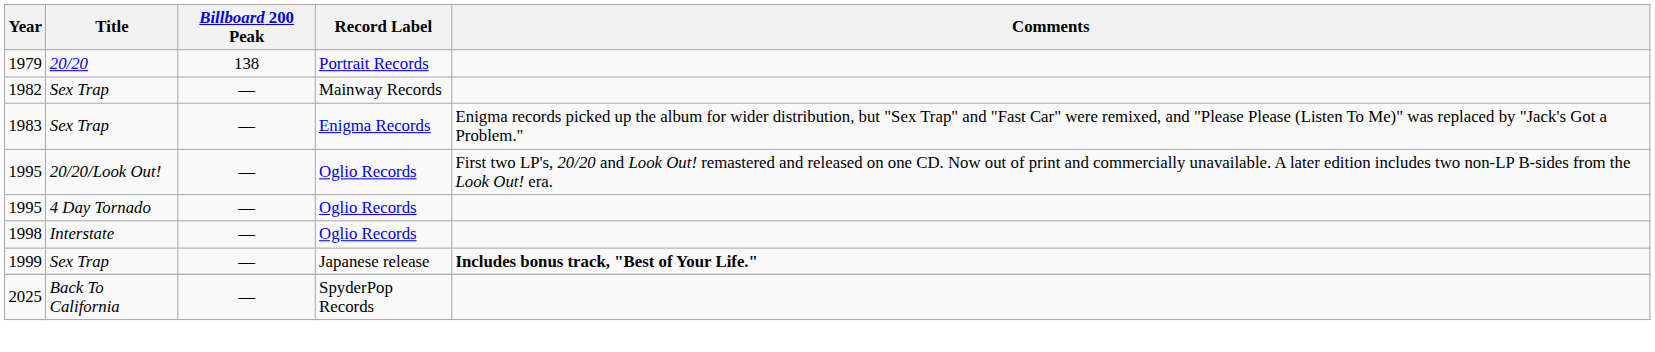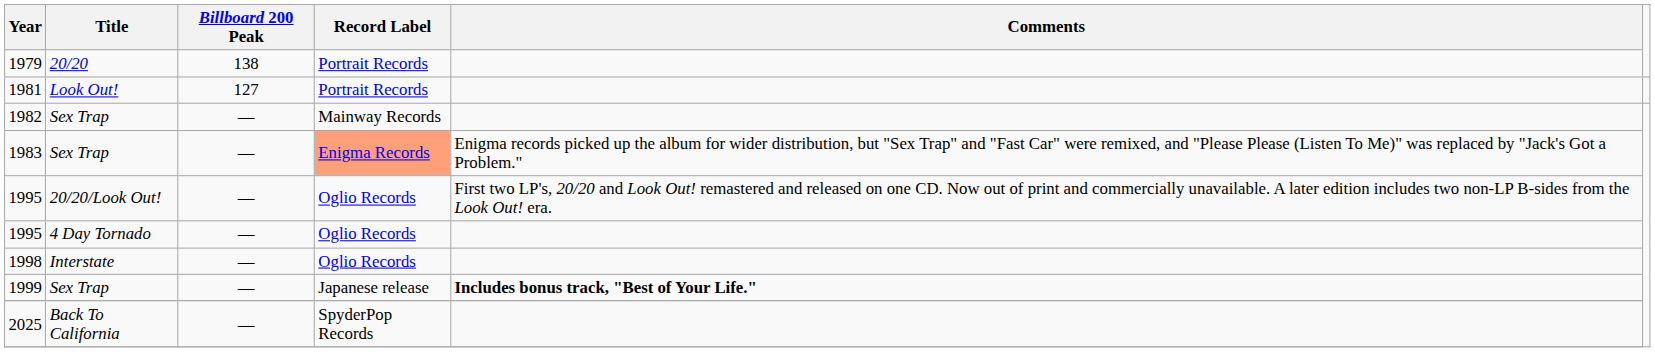+ row: (25, 90)
(375, 126) no background -> (374, 152) lightsalmon background
